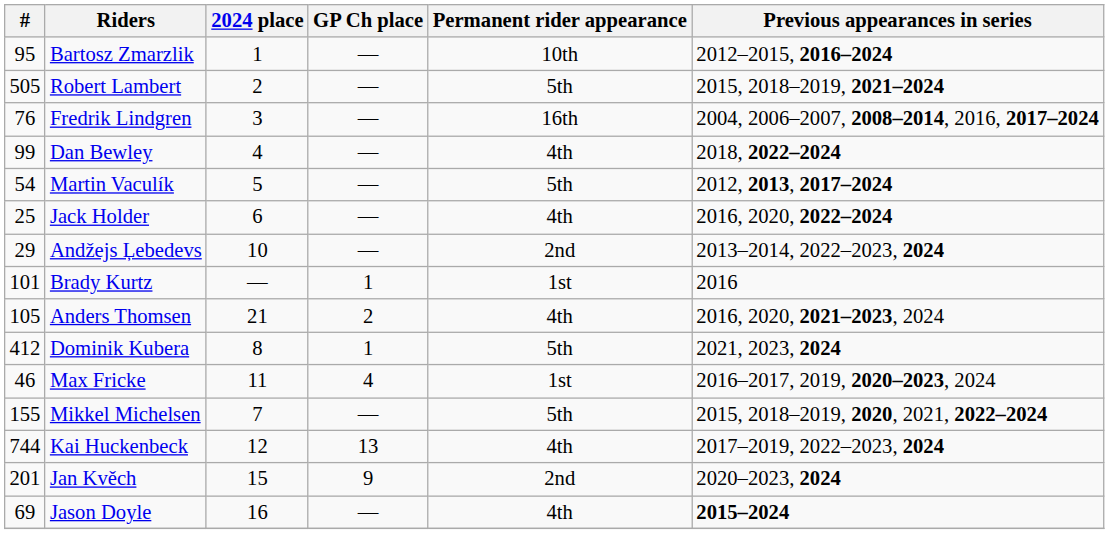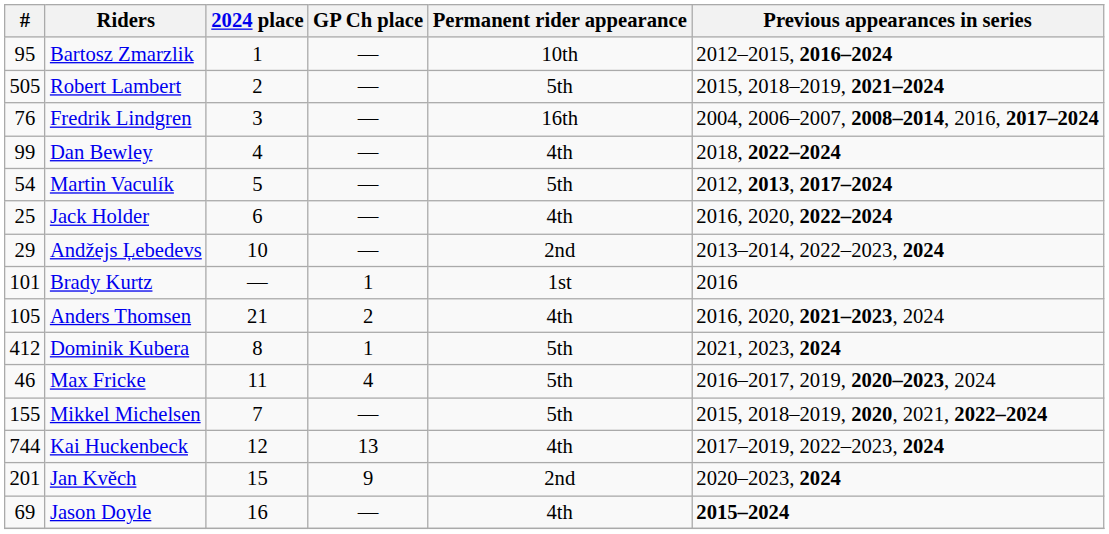(560, 380) 1st -> (560, 380) 5th
